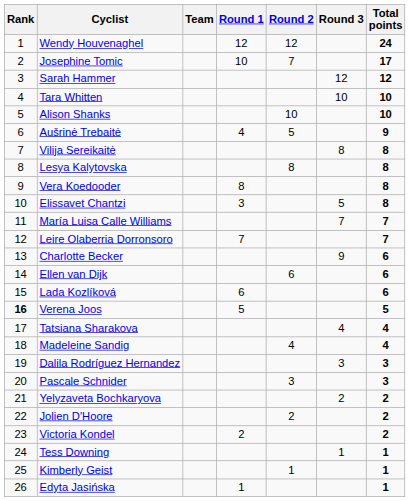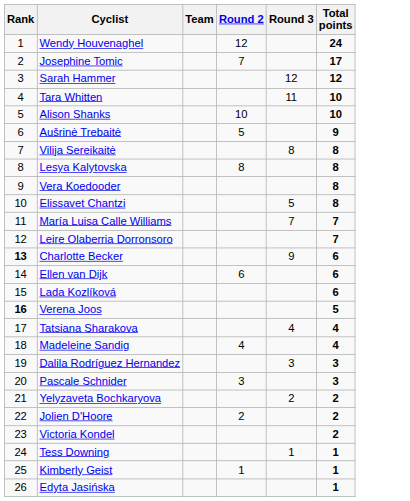- column: (241, 19)
(341, 97) 10 -> (291, 97) 11
(21, 256) normal -> (21, 256) bold
